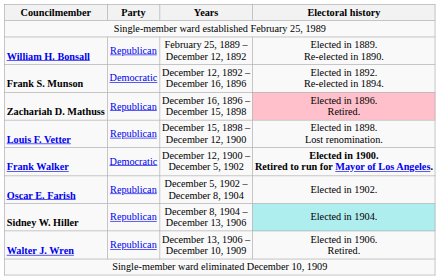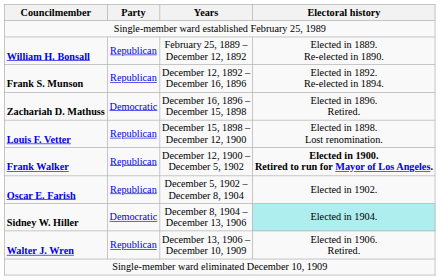(133, 78) Democratic -> (133, 78) Republican
(133, 106) Republican -> (133, 106) Democratic
(344, 106) pink background -> (344, 106) no background
(133, 161) Democratic -> (133, 161) Republican
(133, 217) Republican -> (133, 217) Democratic
